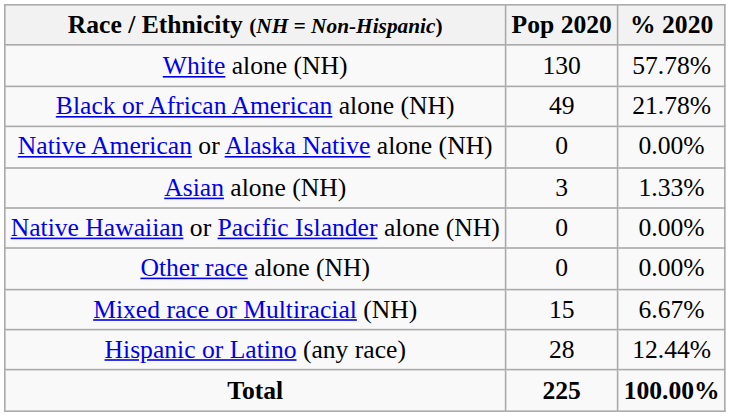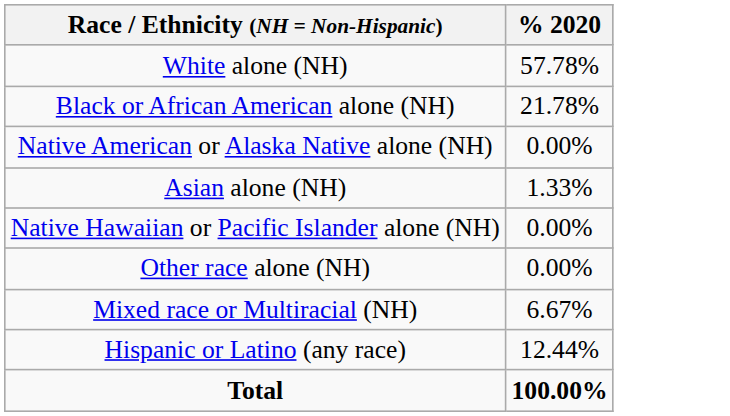- column: (562, 24)
